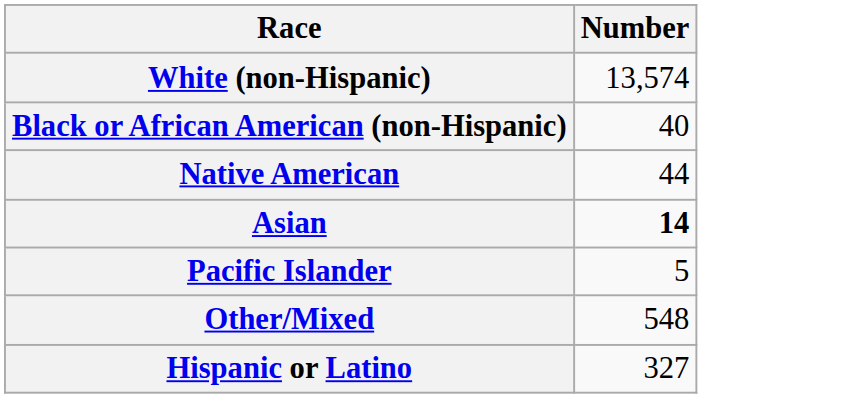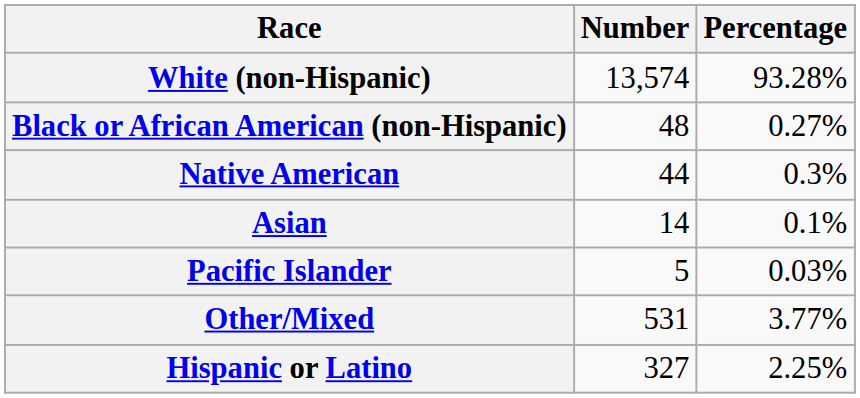+ column: (775, 28)
(674, 125) 40 -> (674, 125) 48
(674, 222) bold -> (674, 222) normal
(666, 319) 548 -> (666, 319) 531
